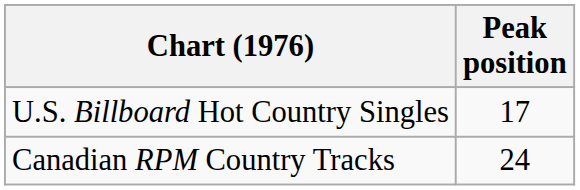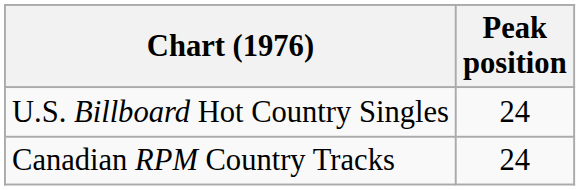(515, 111) 17 -> (515, 111) 24
